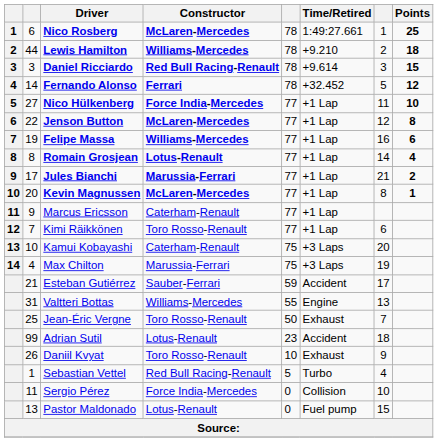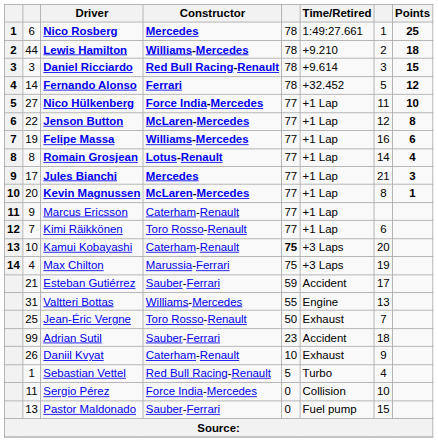(198, 31) McLaren-Mercedes -> (172, 31) Mercedes
(191, 175) Marussia-Ferrari -> (172, 175) Mercedes
(413, 175) 2 -> (413, 175) 3
(291, 247) normal -> (291, 247) bold
(181, 337) Lotus-Renault -> (183, 337) Sauber-Ferrari
(196, 355) Toro Rosso-Renault -> (192, 355) Caterham-Renault
(181, 409) Lotus-Renault -> (183, 409) Sauber-Ferrari
